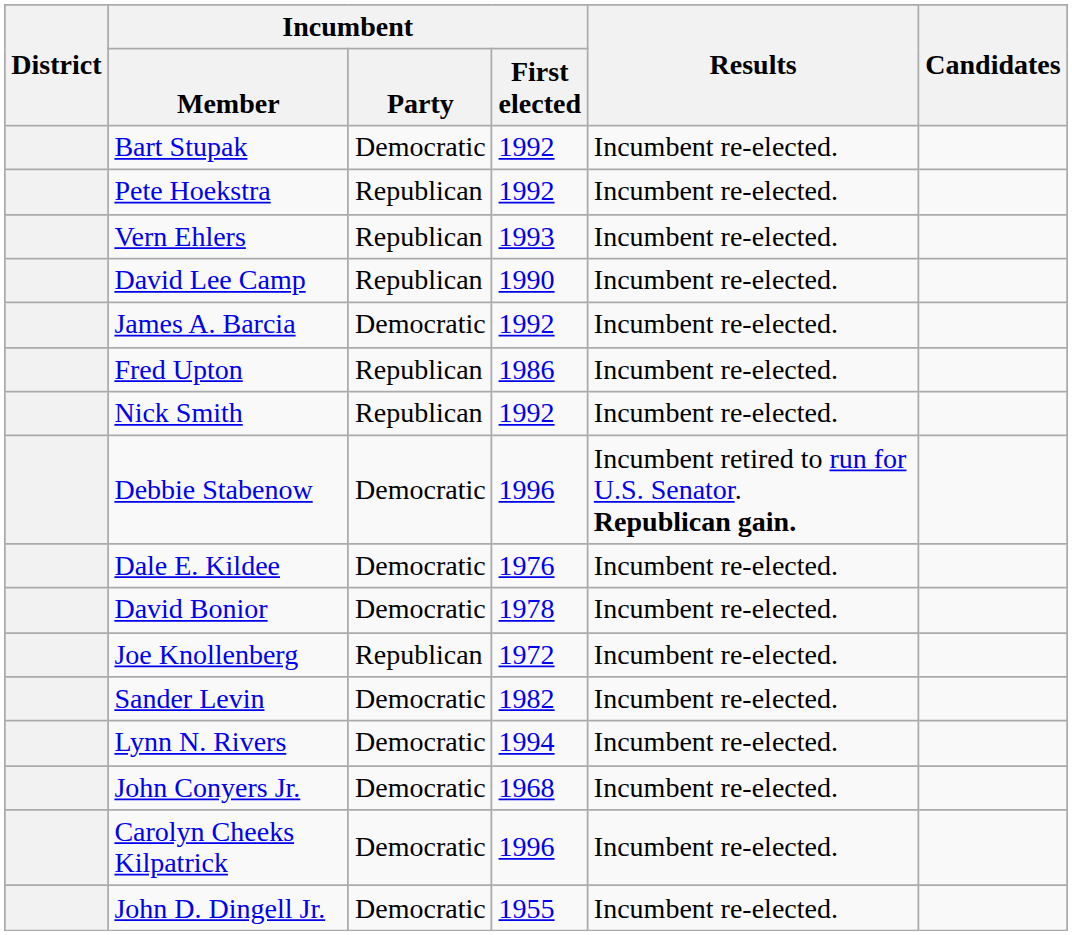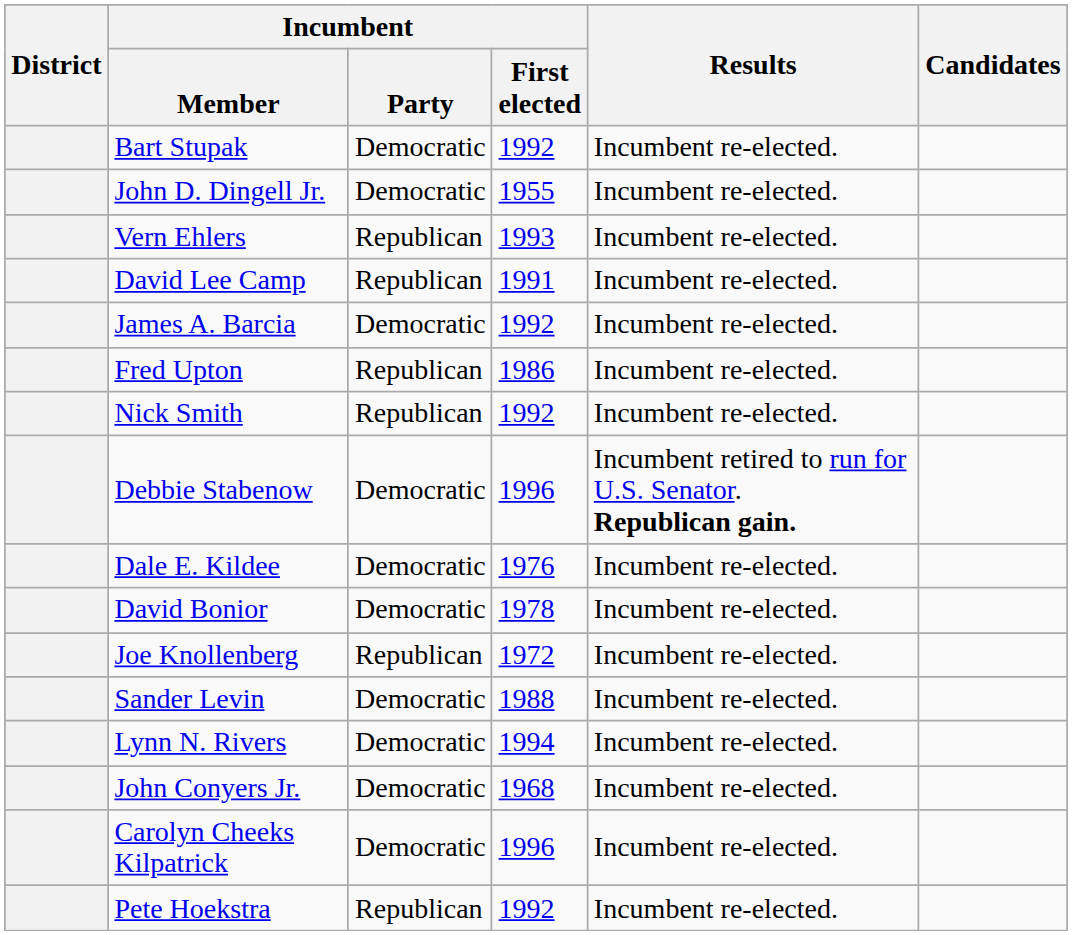rows swapped: (193, 191) <-> (220, 907)
(527, 280) 1990 -> (527, 280) 1991
(527, 698) 1982 -> (527, 698) 1988
